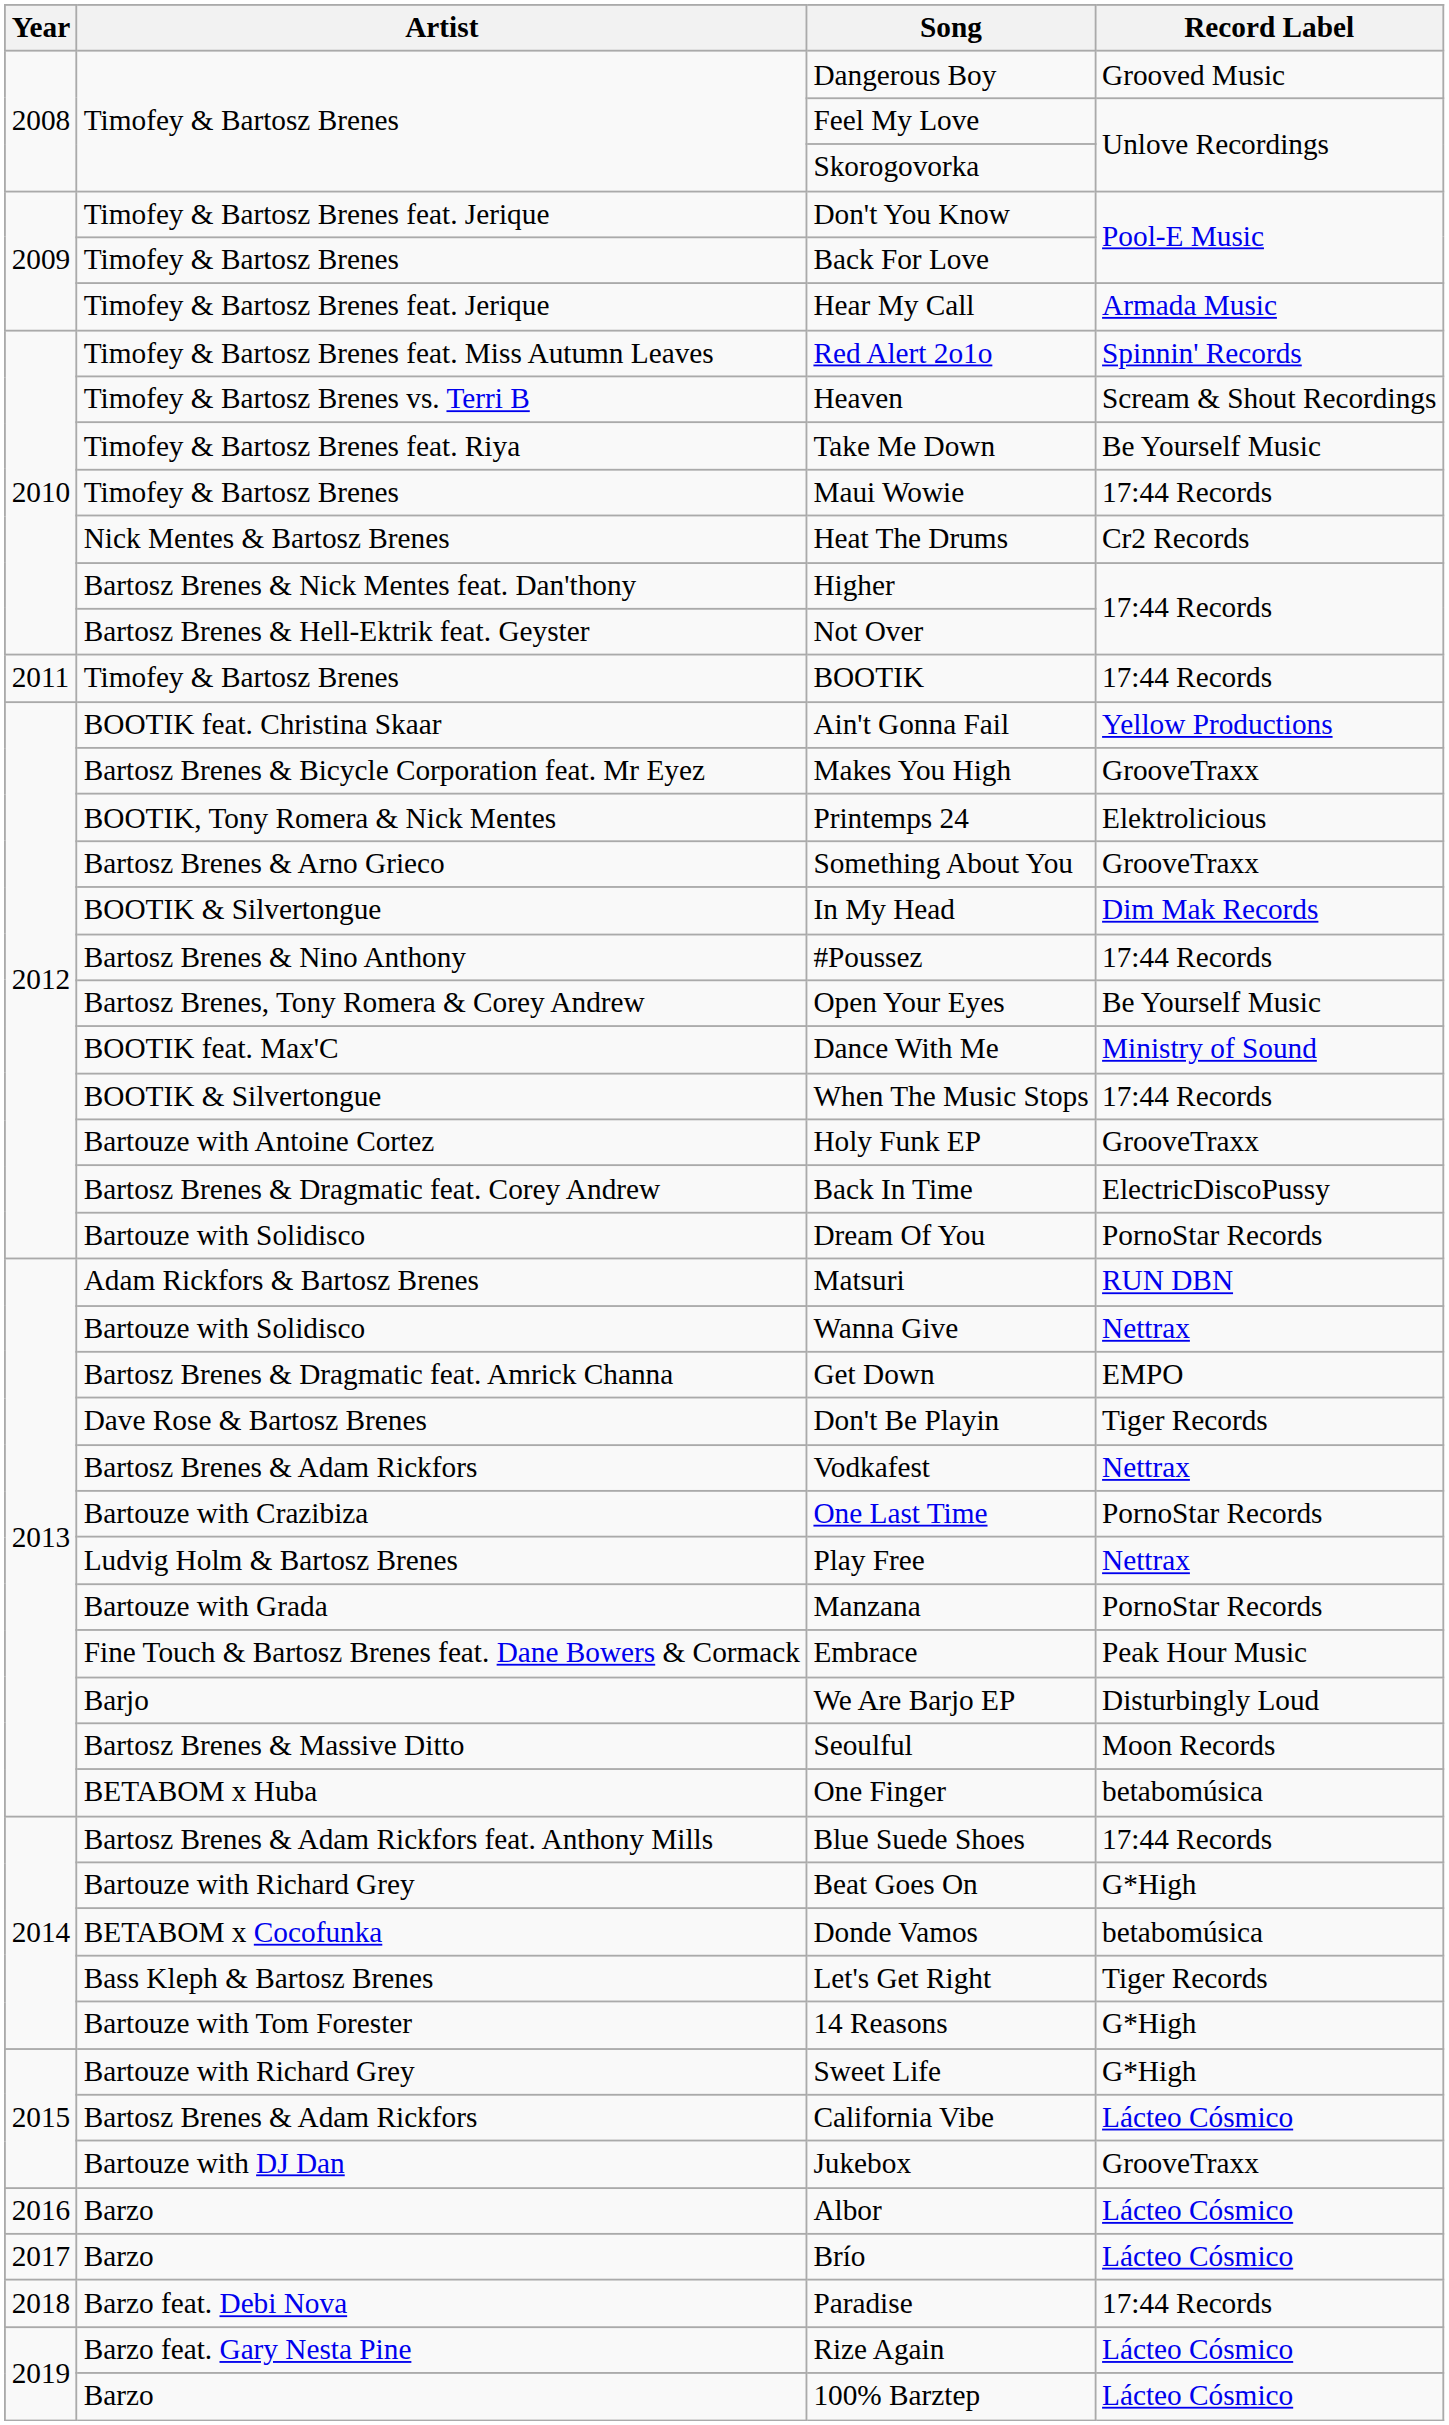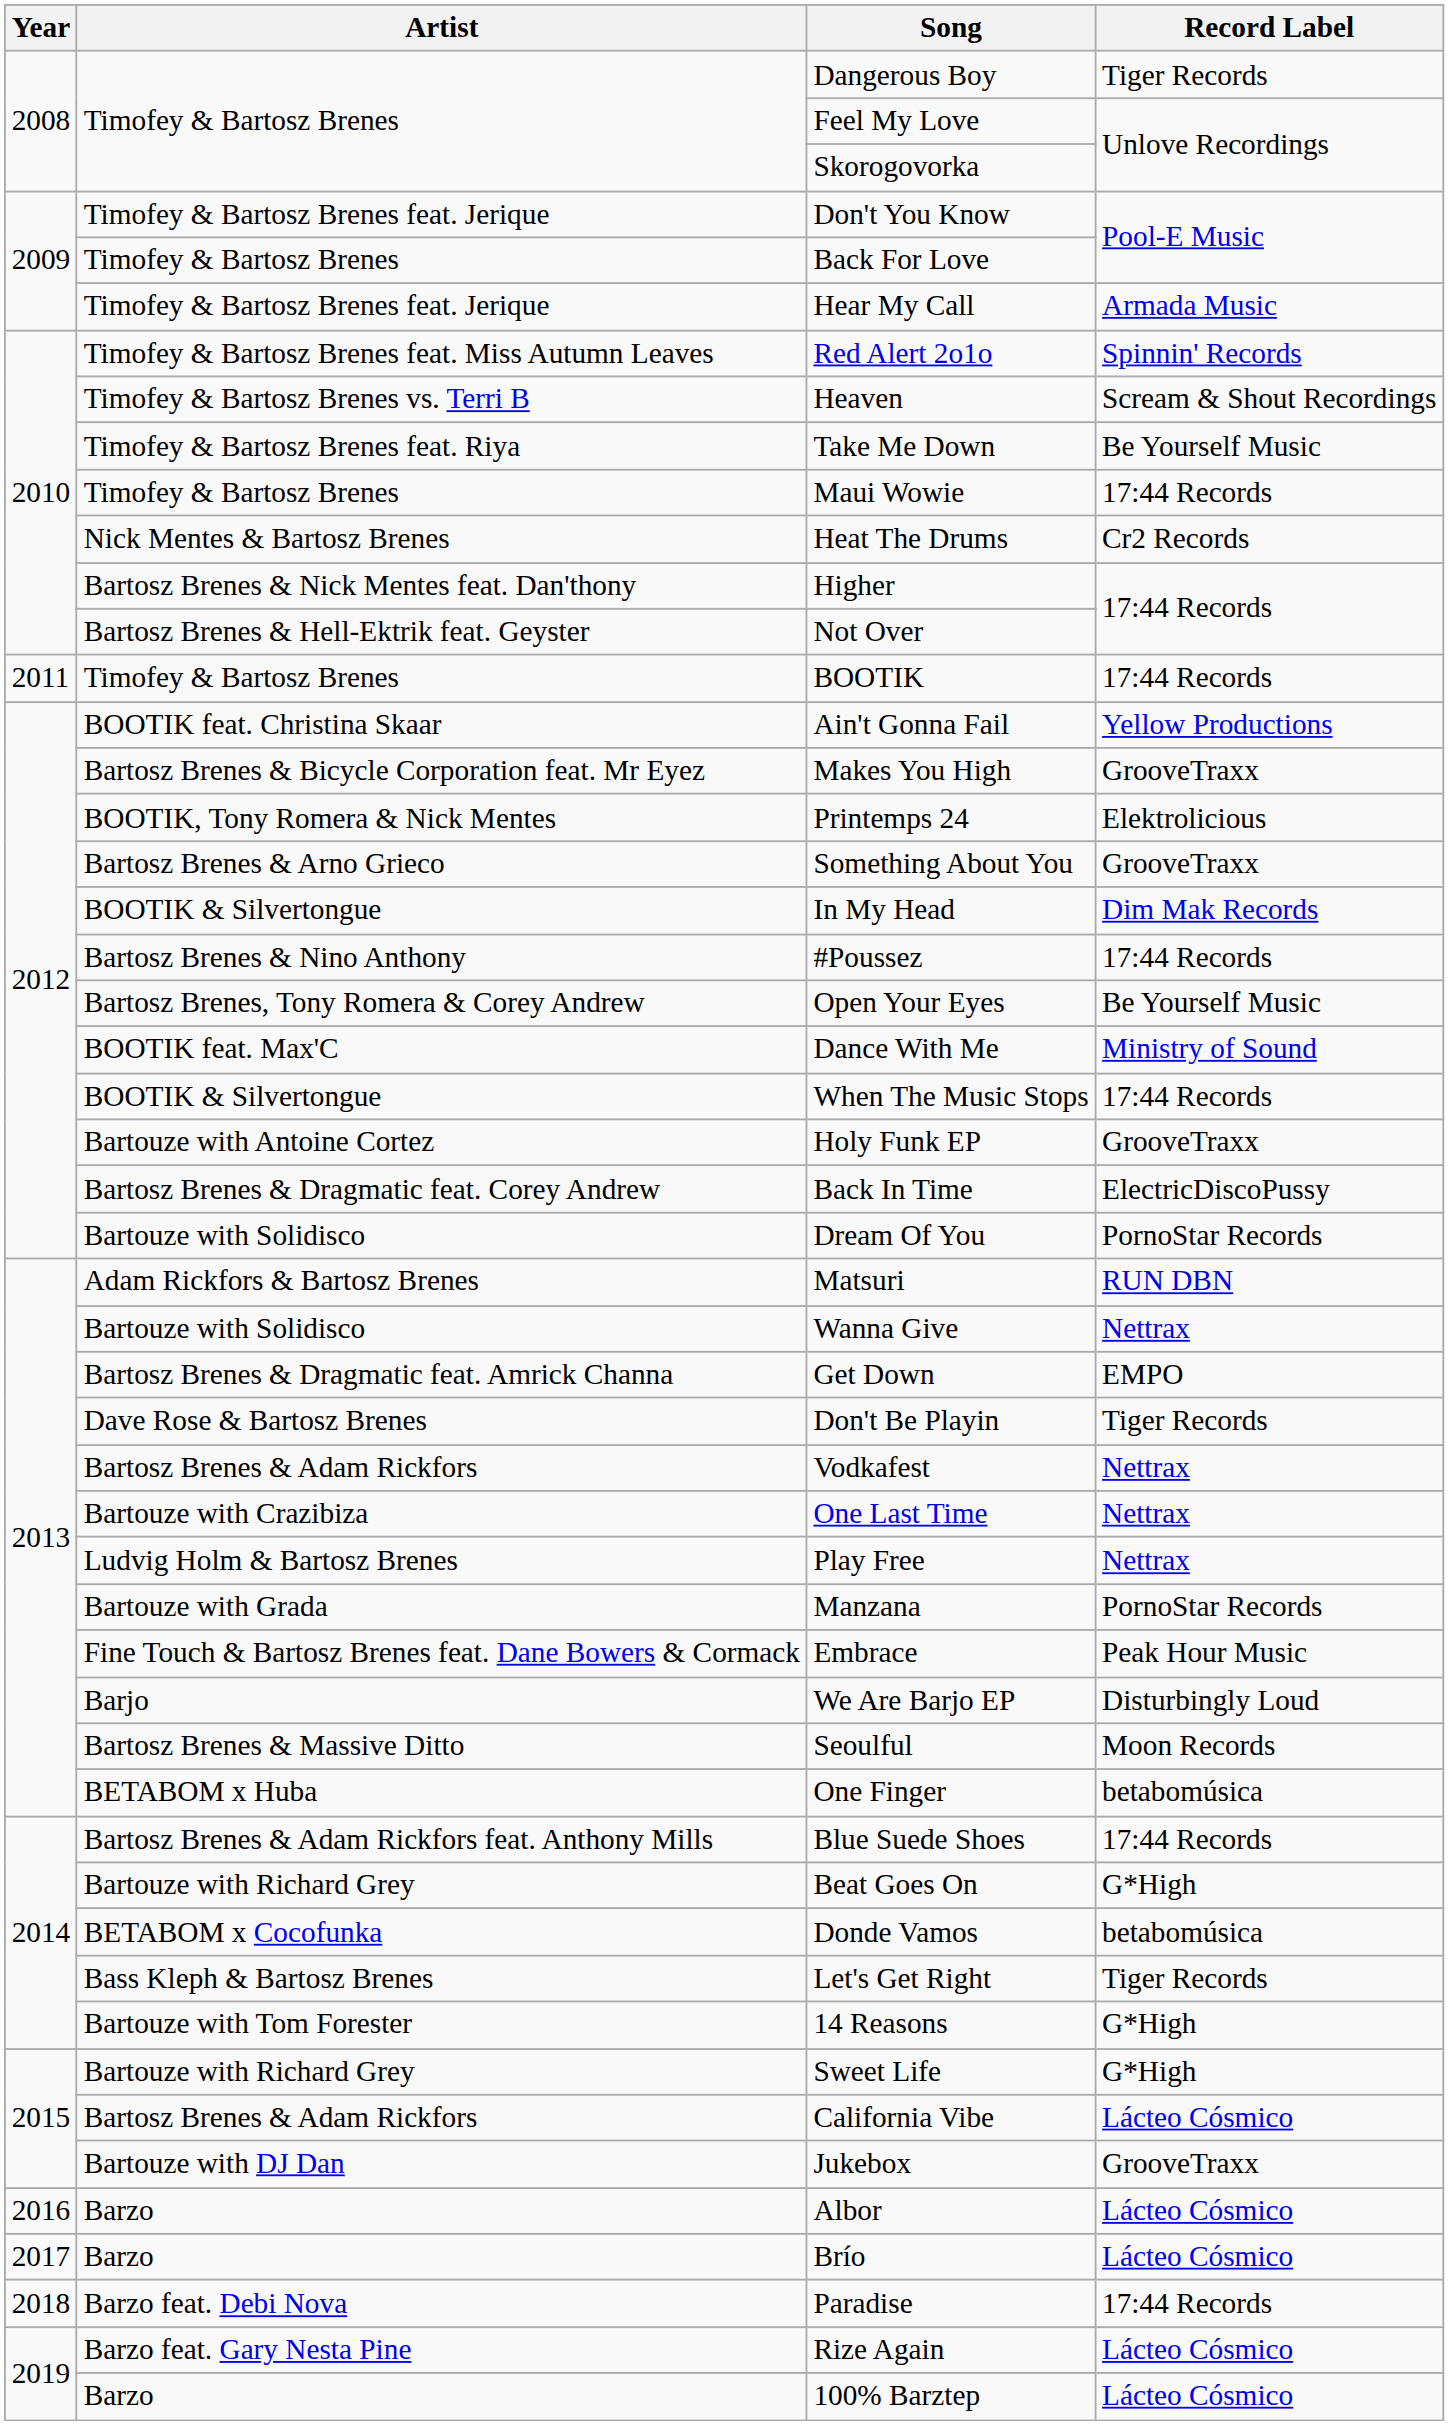(1194, 74) Grooved Music -> (1185, 74) Tiger Records
(1212, 1513) PornoStar Records -> (1146, 1513) Nettrax
